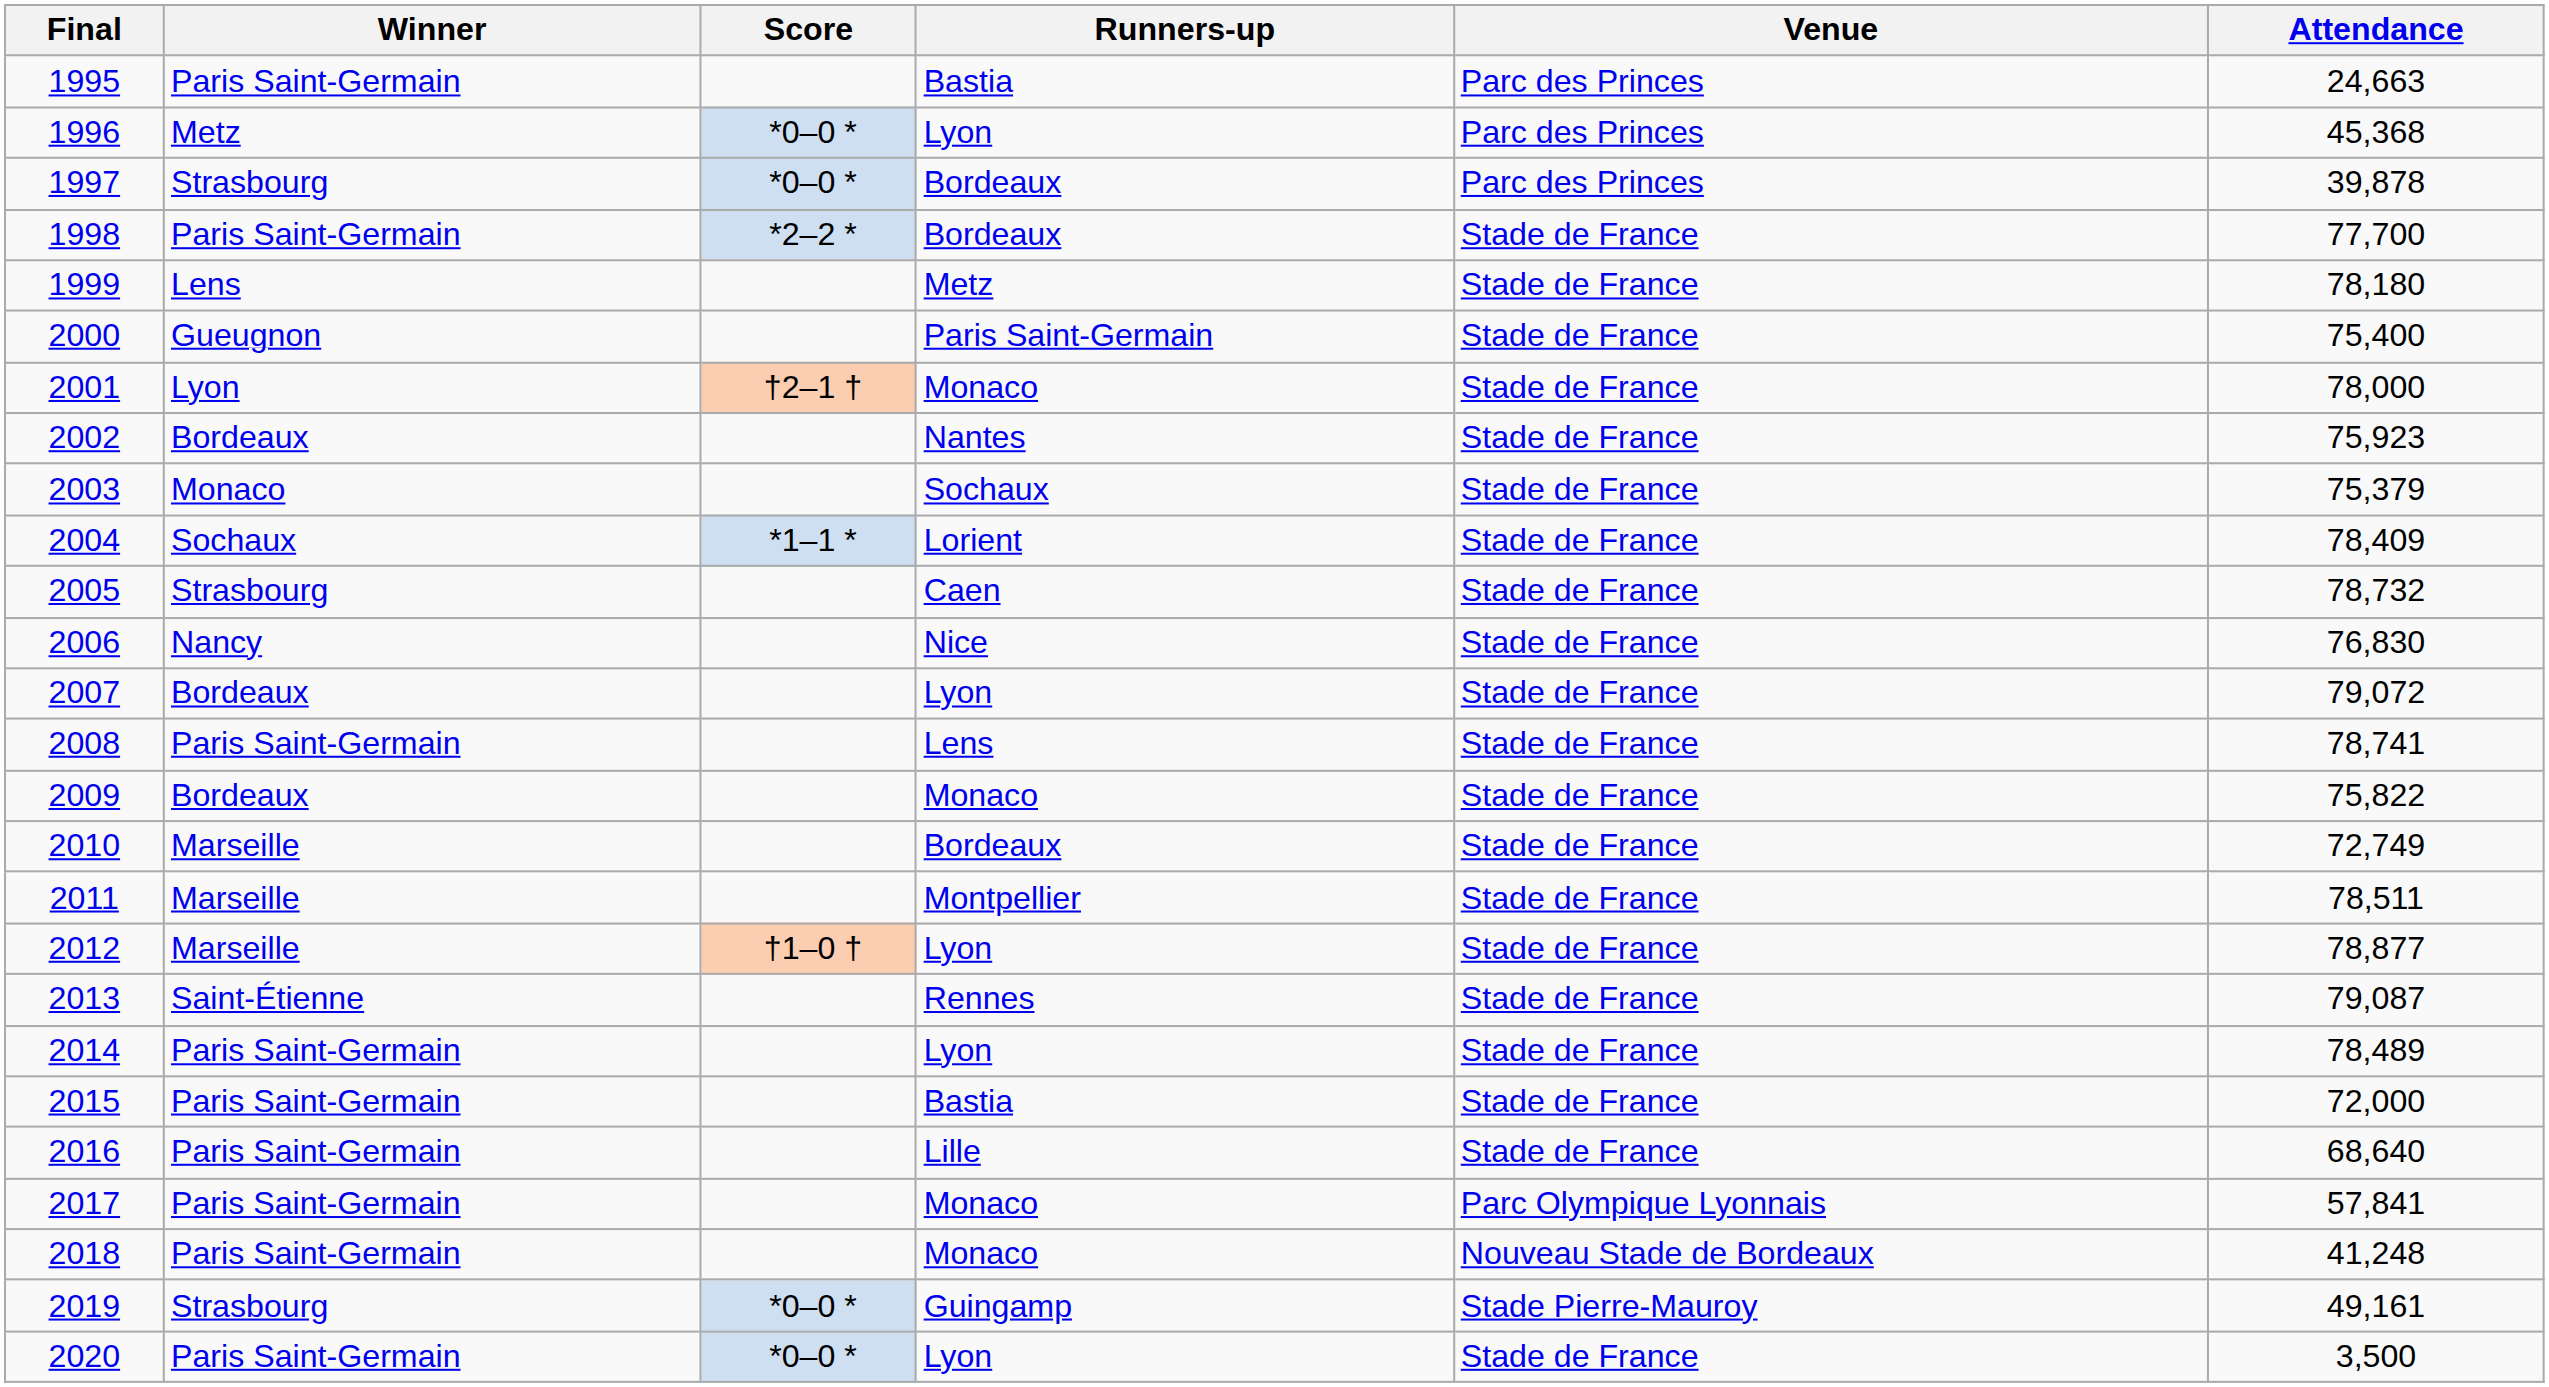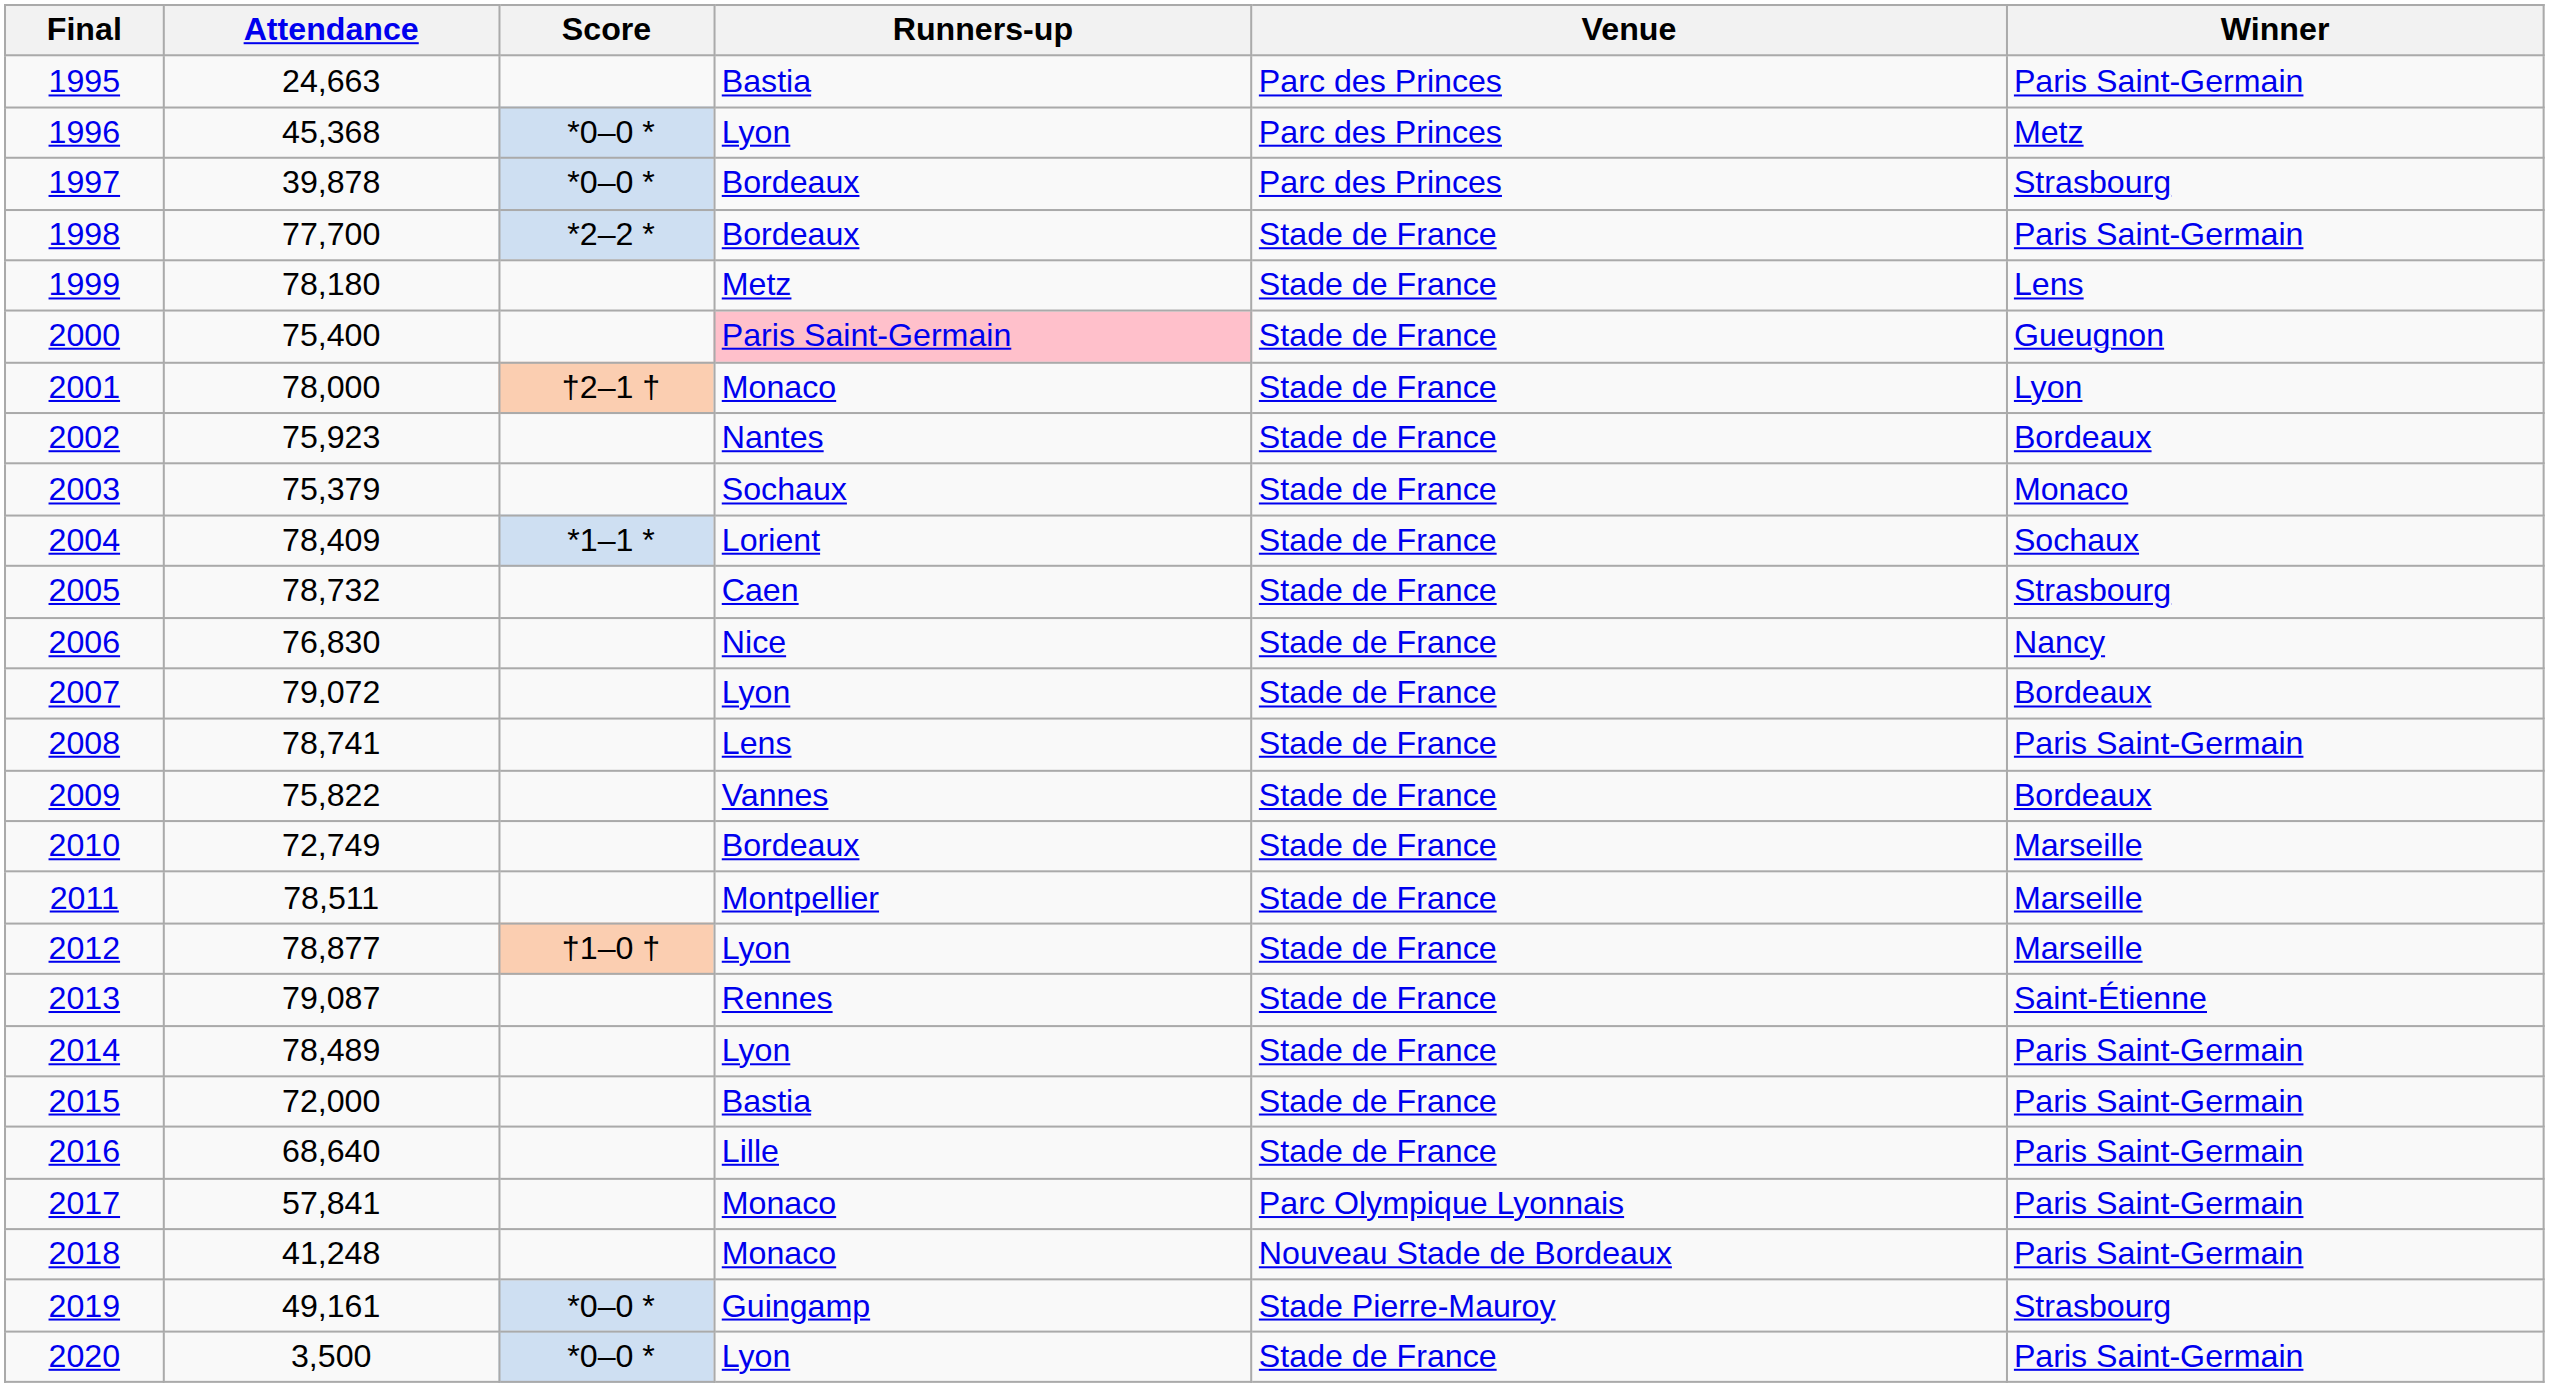columns swapped: (432, 30) <-> (2376, 30)
(1068, 336) no background -> (867, 336) pink background
(981, 795) Monaco -> (775, 795) Vannes
